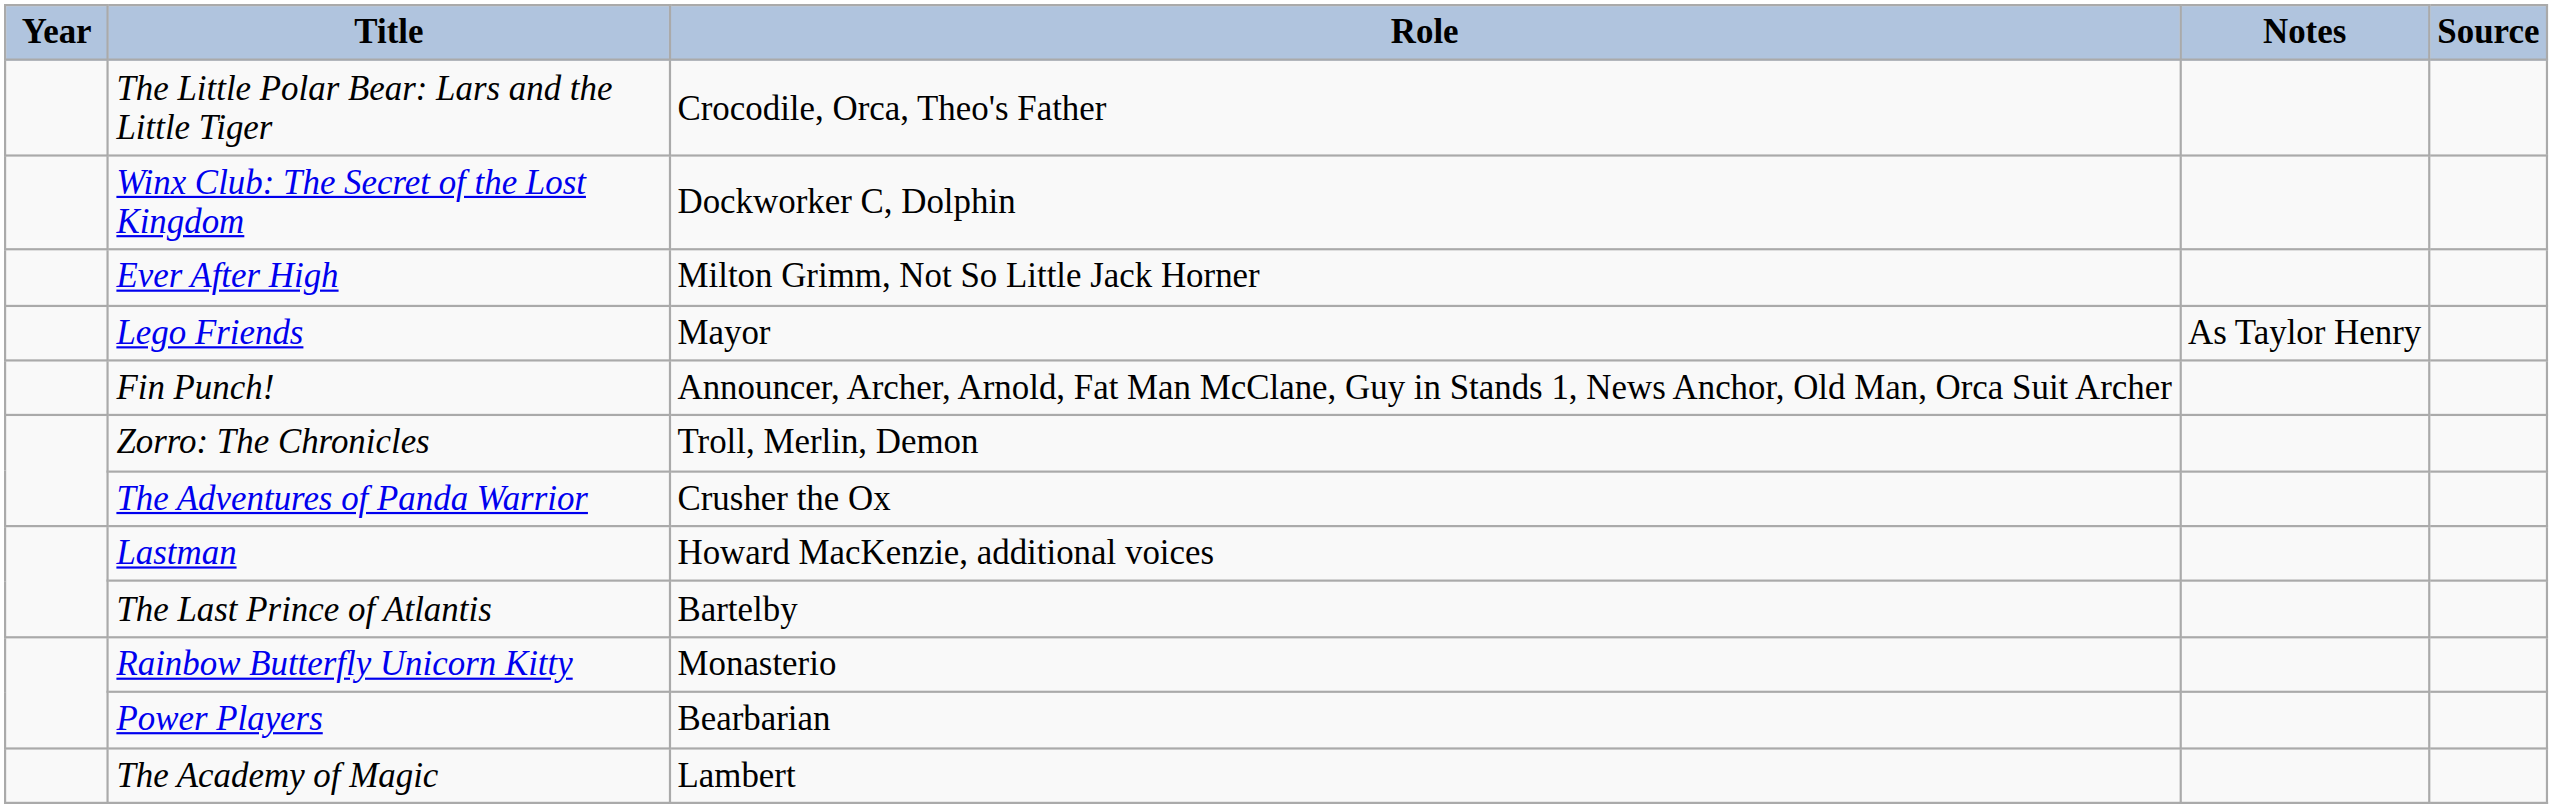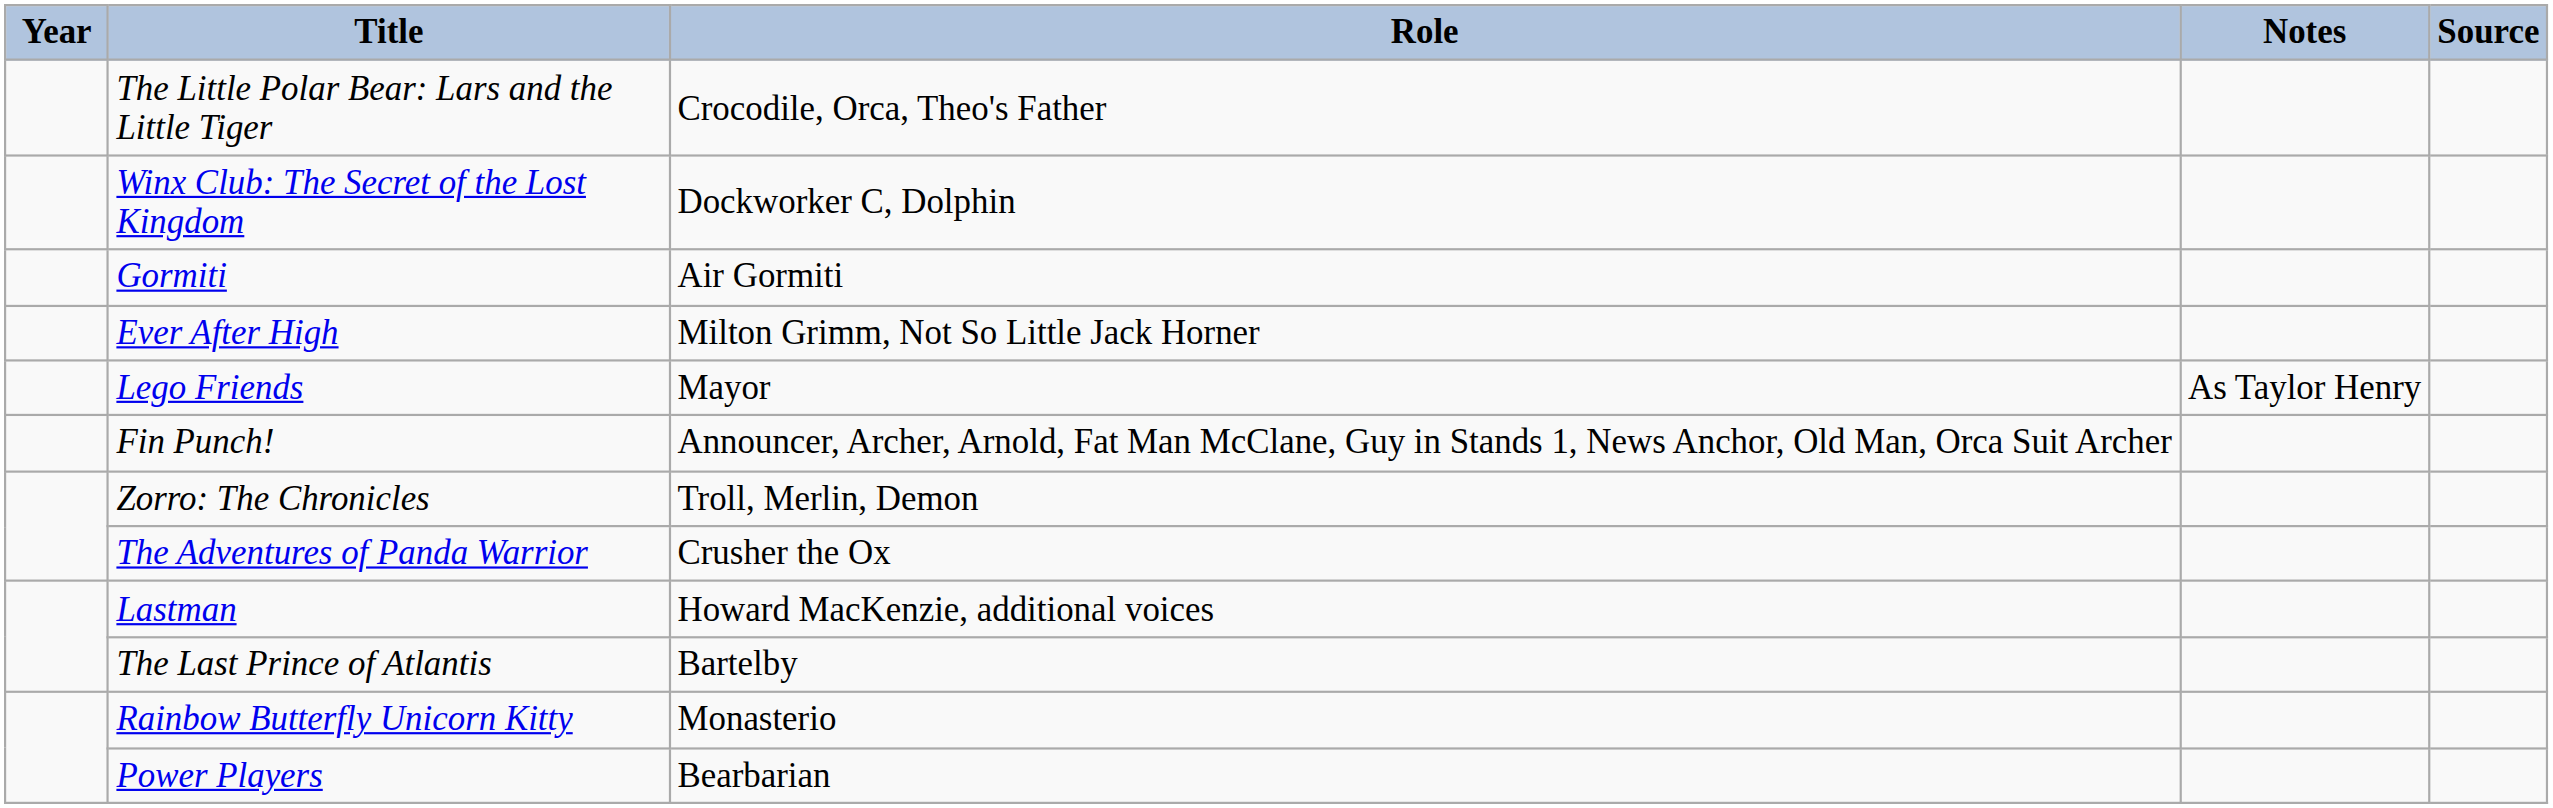+ row: (172, 276)
- row: (277, 774)
